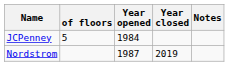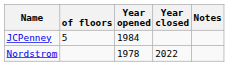(128, 53) 1987 -> (128, 53) 1978
(166, 53) 2019 -> (166, 53) 2022
